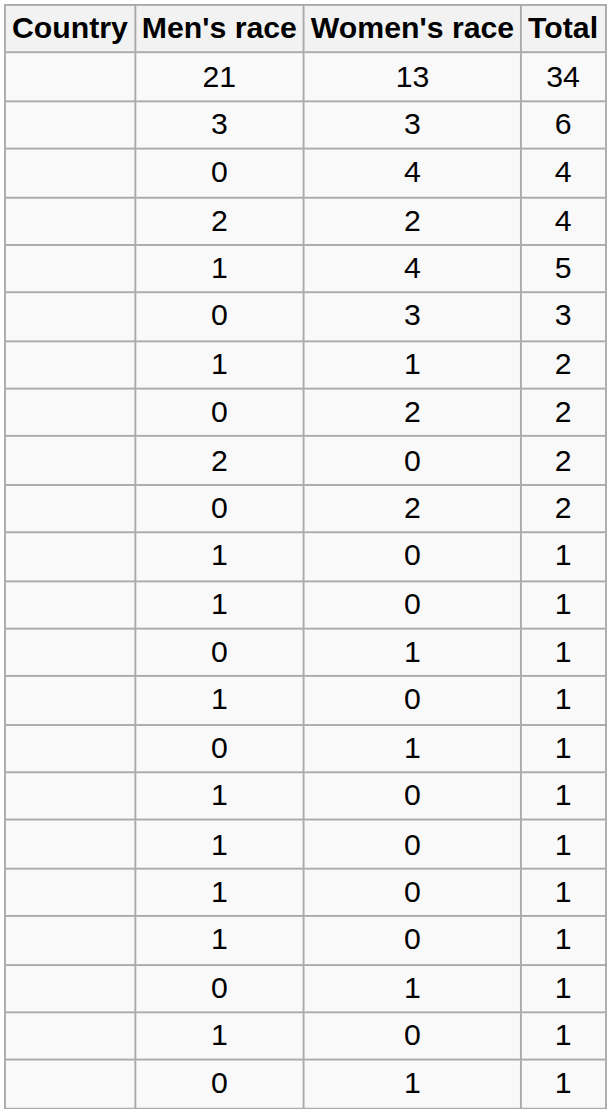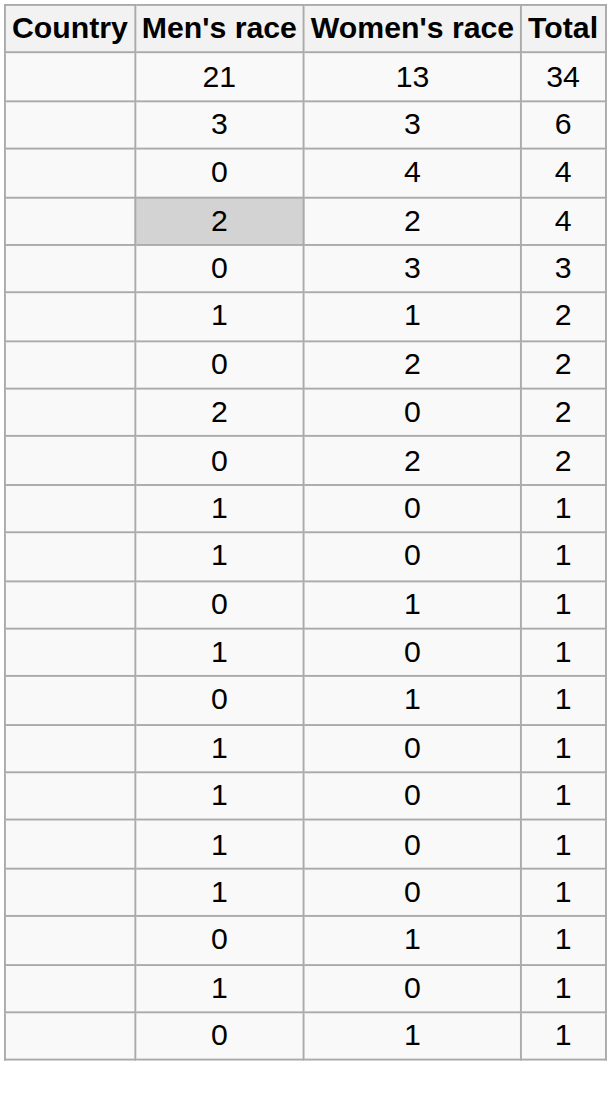(219, 220) no background -> (219, 220) lightgrey background
- row: (412, 268)
